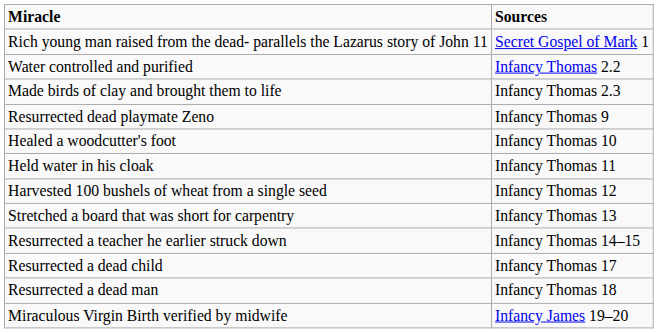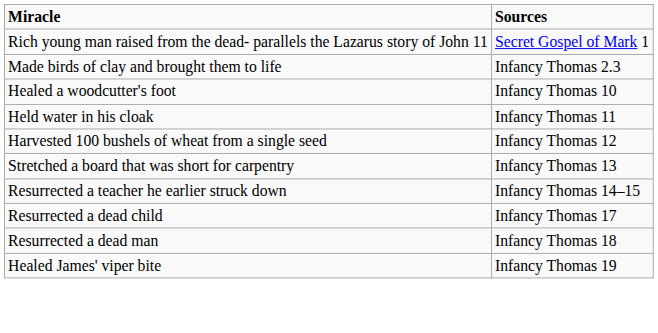- row: (100, 66)
- row: (111, 116)
+ row: (85, 265)
- row: (148, 315)
